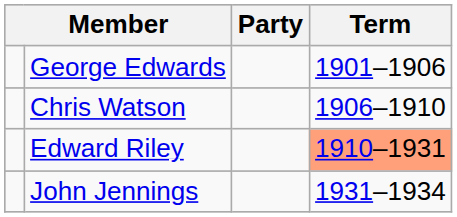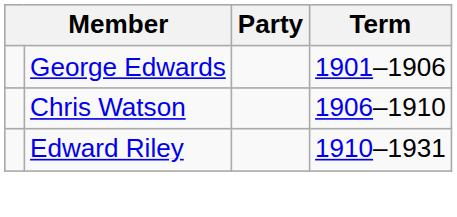(380, 149) lightsalmon background -> (380, 149) no background
- row: (114, 190)
